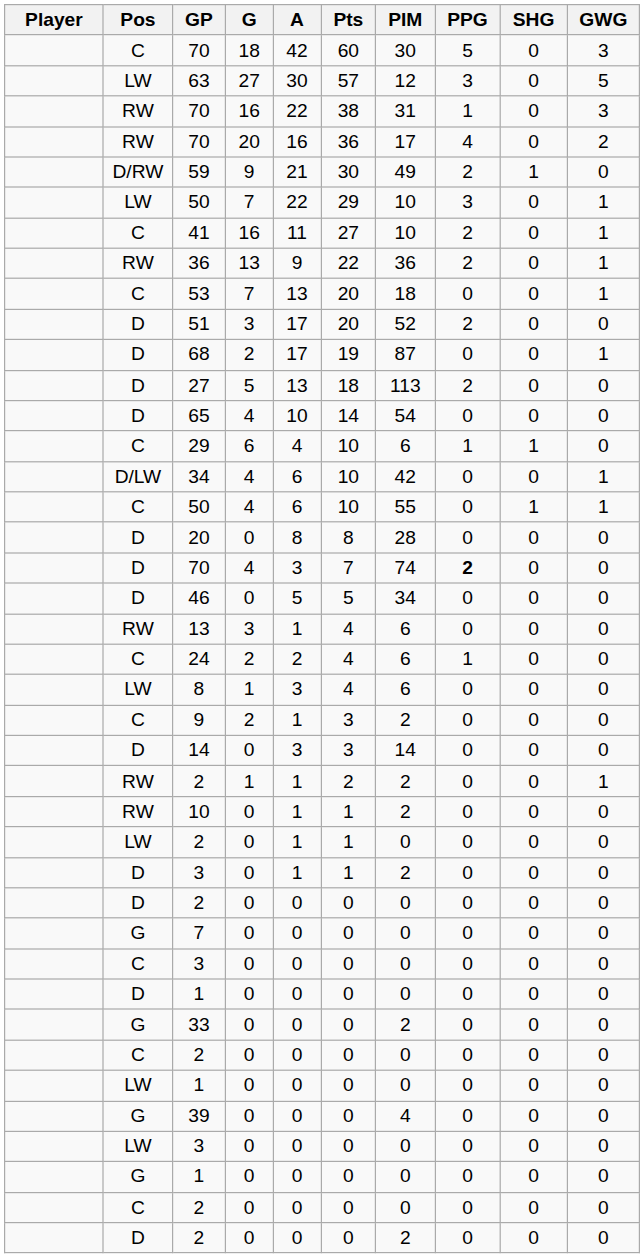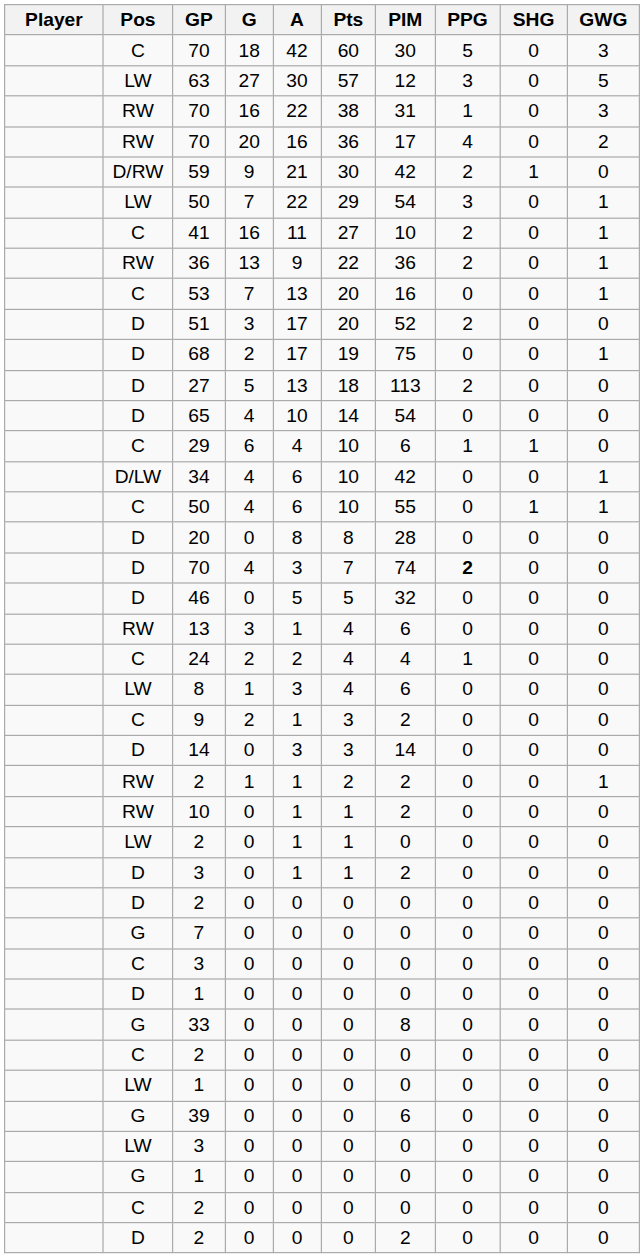(405, 171) 49 -> (405, 171) 42
(405, 202) 10 -> (405, 202) 54
(405, 293) 18 -> (405, 293) 16
(405, 354) 87 -> (405, 354) 75
(405, 598) 34 -> (405, 598) 32
(405, 659) 6 -> (405, 659) 4
(405, 1024) 2 -> (405, 1024) 8
(405, 1115) 4 -> (405, 1115) 6
